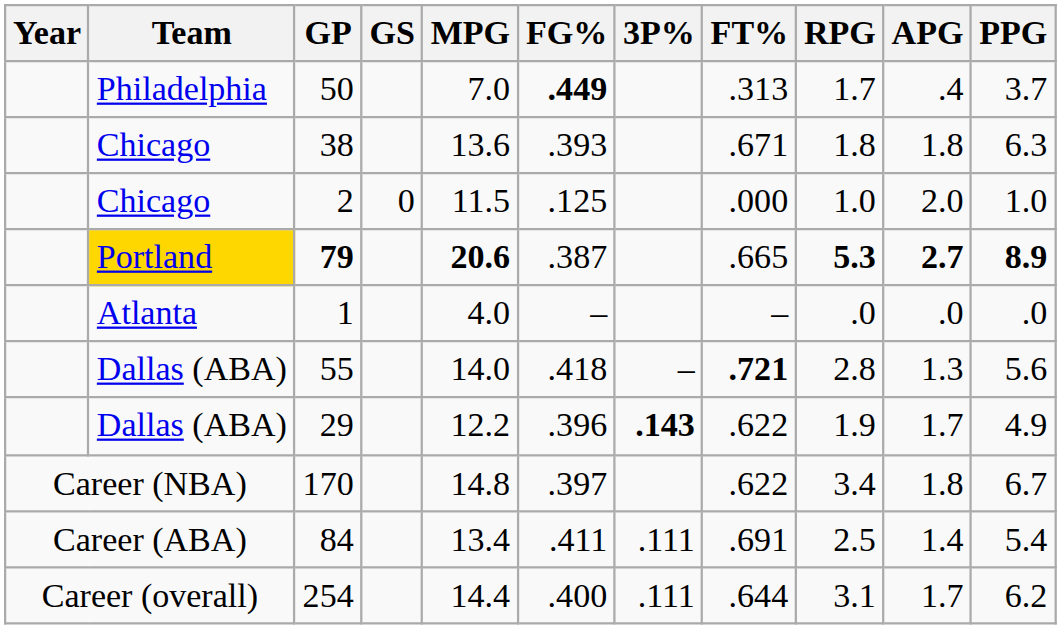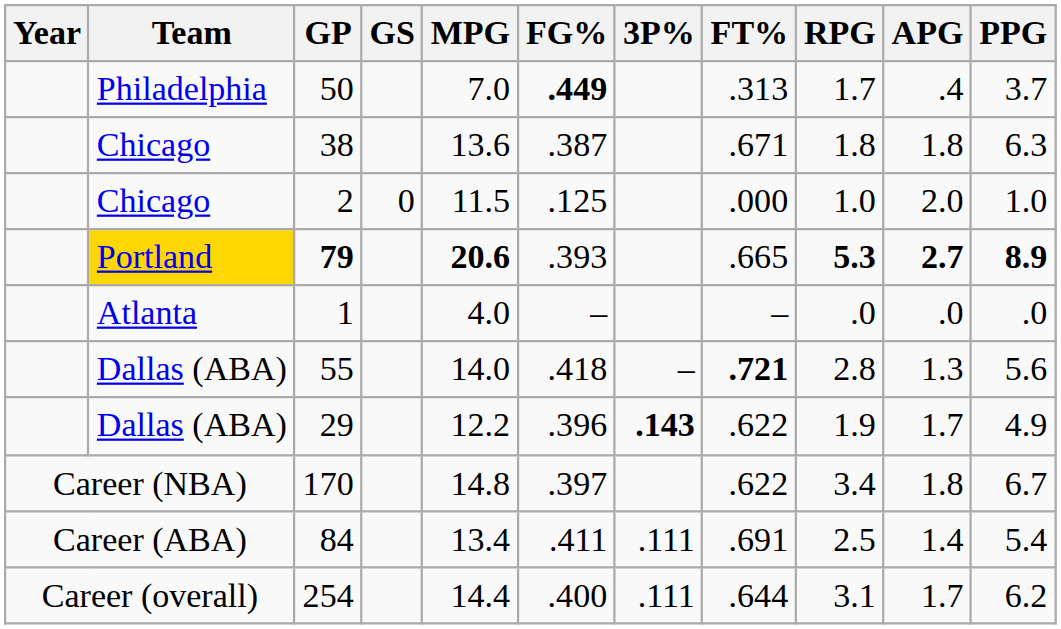(577, 145) .393 -> (577, 145) .387
(577, 257) .387 -> (577, 257) .393
